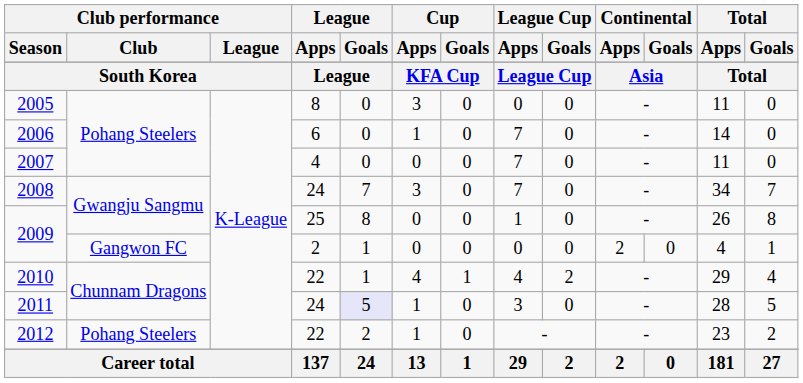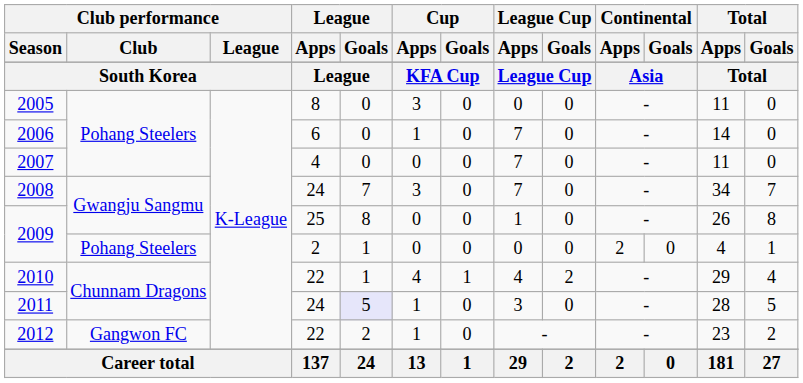(138, 248) Gangwon FC -> (138, 248) Pohang Steelers
(138, 334) Pohang Steelers -> (138, 334) Gangwon FC
